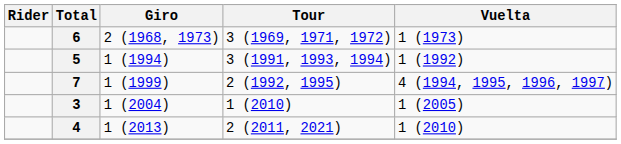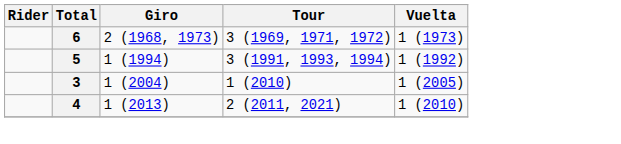- row: (76, 83)
